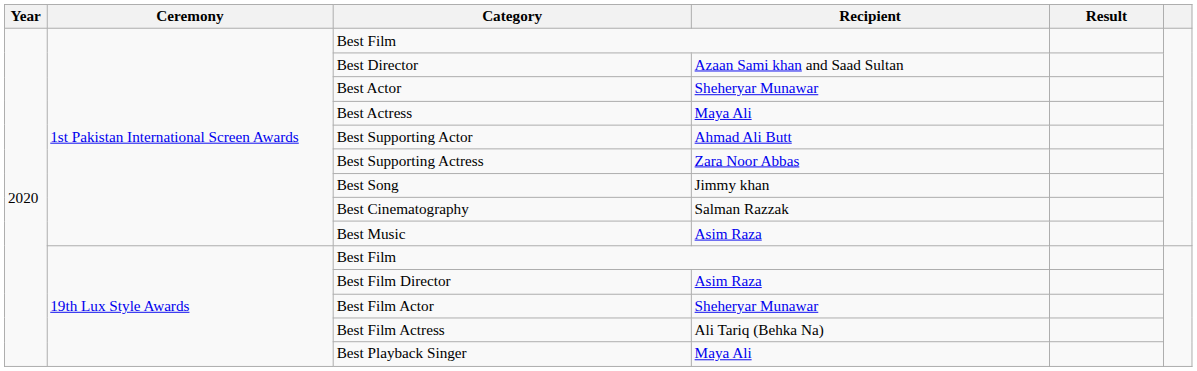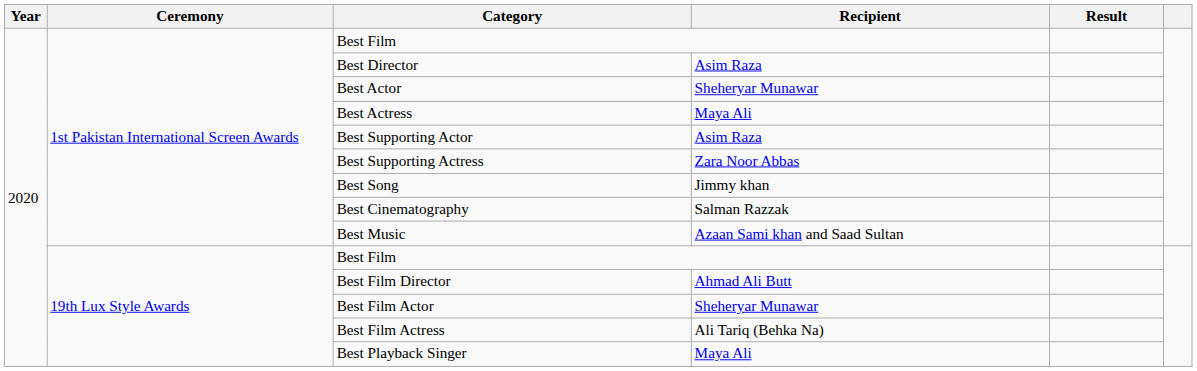(799, 64) Azaan Sami khan and Saad Sultan -> (728, 64) Asim Raza
(743, 137) Ahmad Ali Butt -> (728, 137) Asim Raza
(728, 233) Asim Raza -> (799, 233) Azaan Sami khan and Saad Sultan
(728, 281) Asim Raza -> (743, 281) Ahmad Ali Butt
